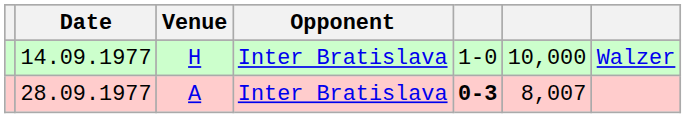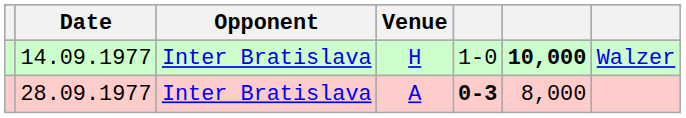columns swapped: (195, 23) <-> (343, 23)
(547, 58) normal -> (547, 58) bold
(554, 94) 8,007 -> (554, 94) 8,000
